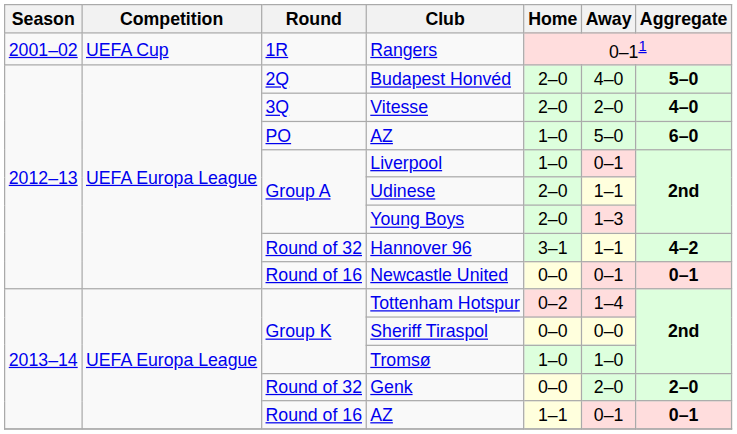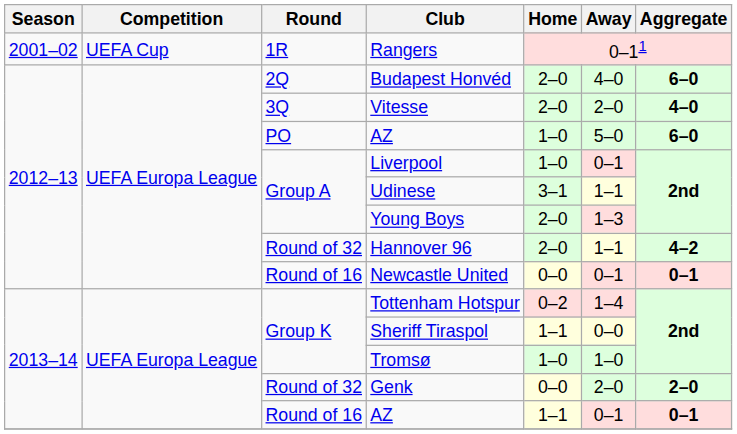(684, 80) 5–0 -> (684, 80) 6–0
(553, 192) 2–0 -> (553, 192) 3–1
(553, 248) 3–1 -> (553, 248) 2–0
(553, 331) 0–0 -> (553, 331) 1–1
